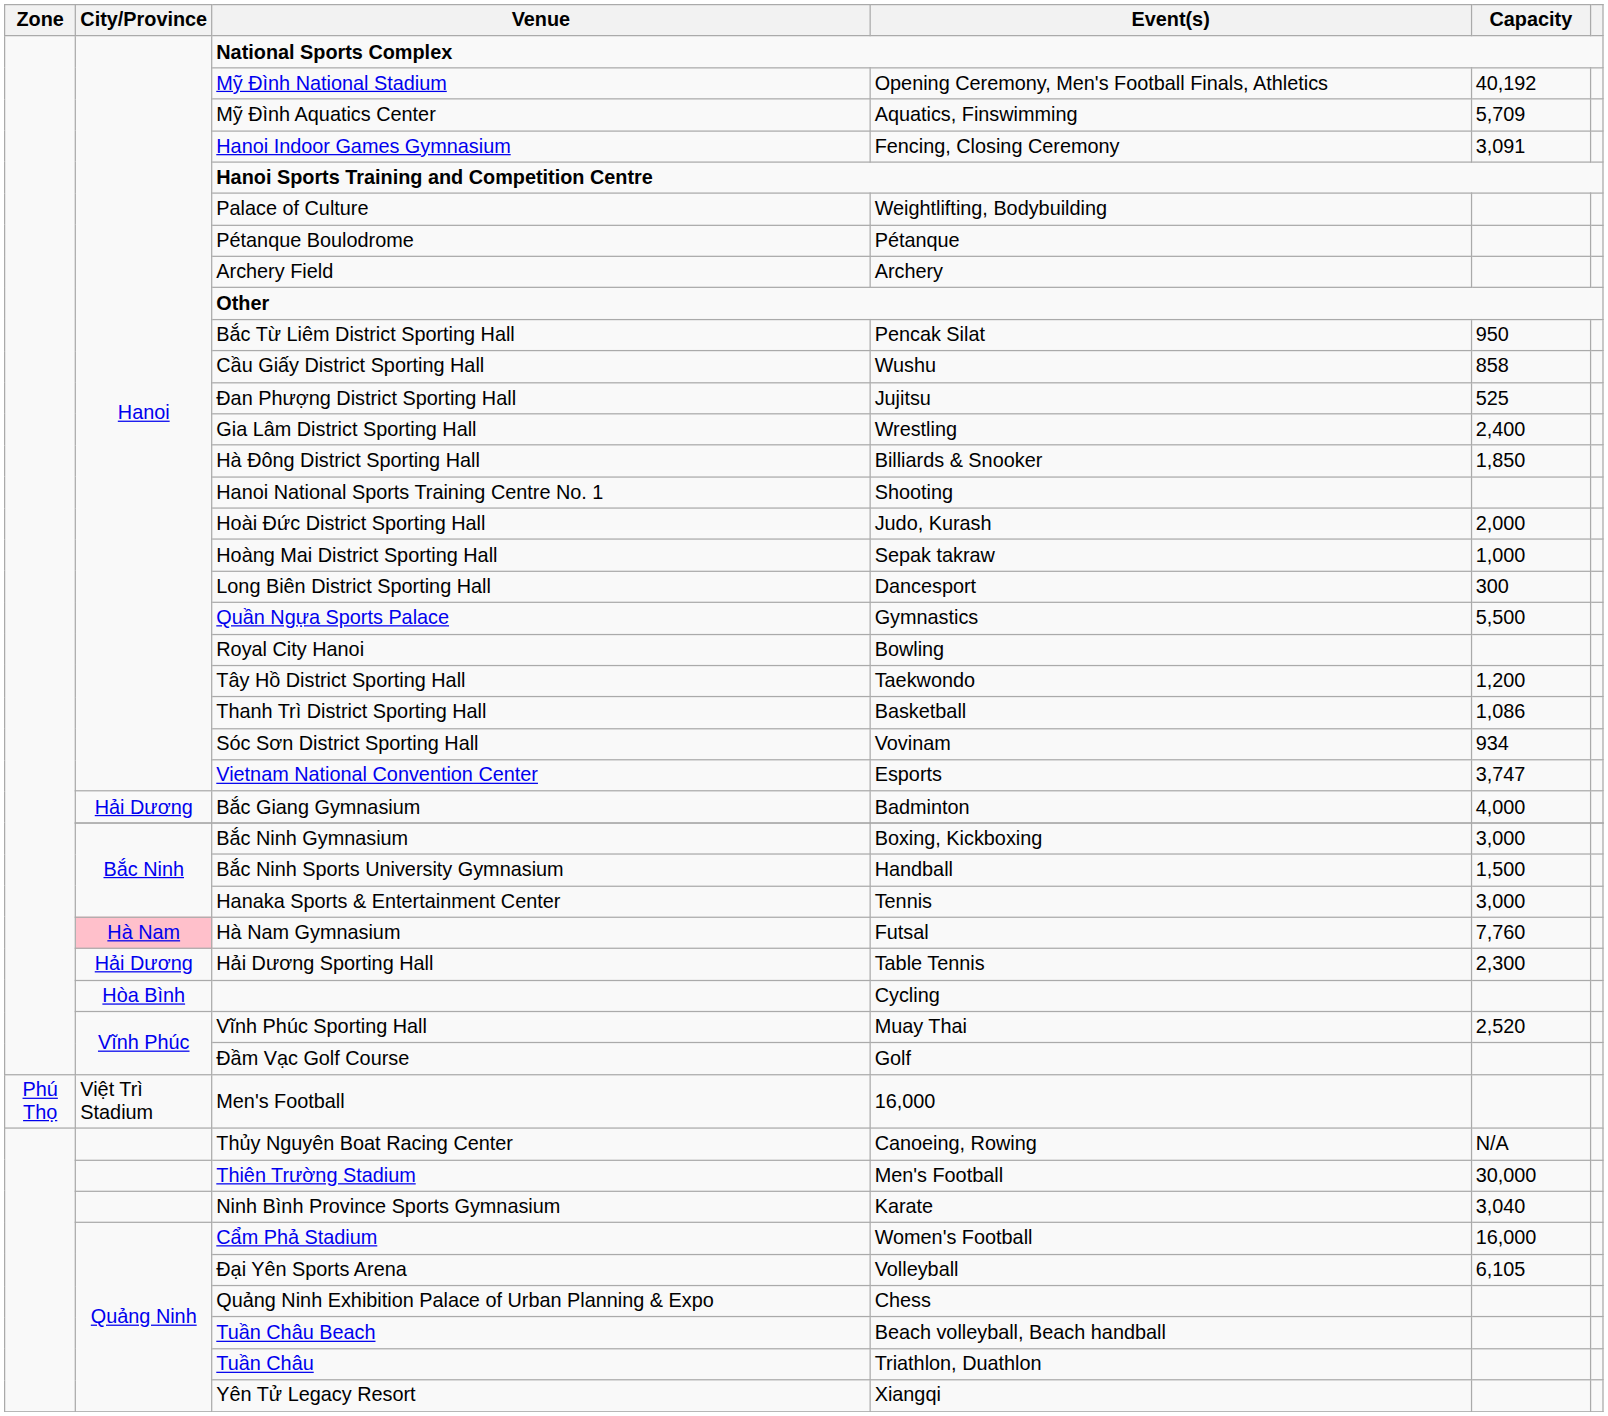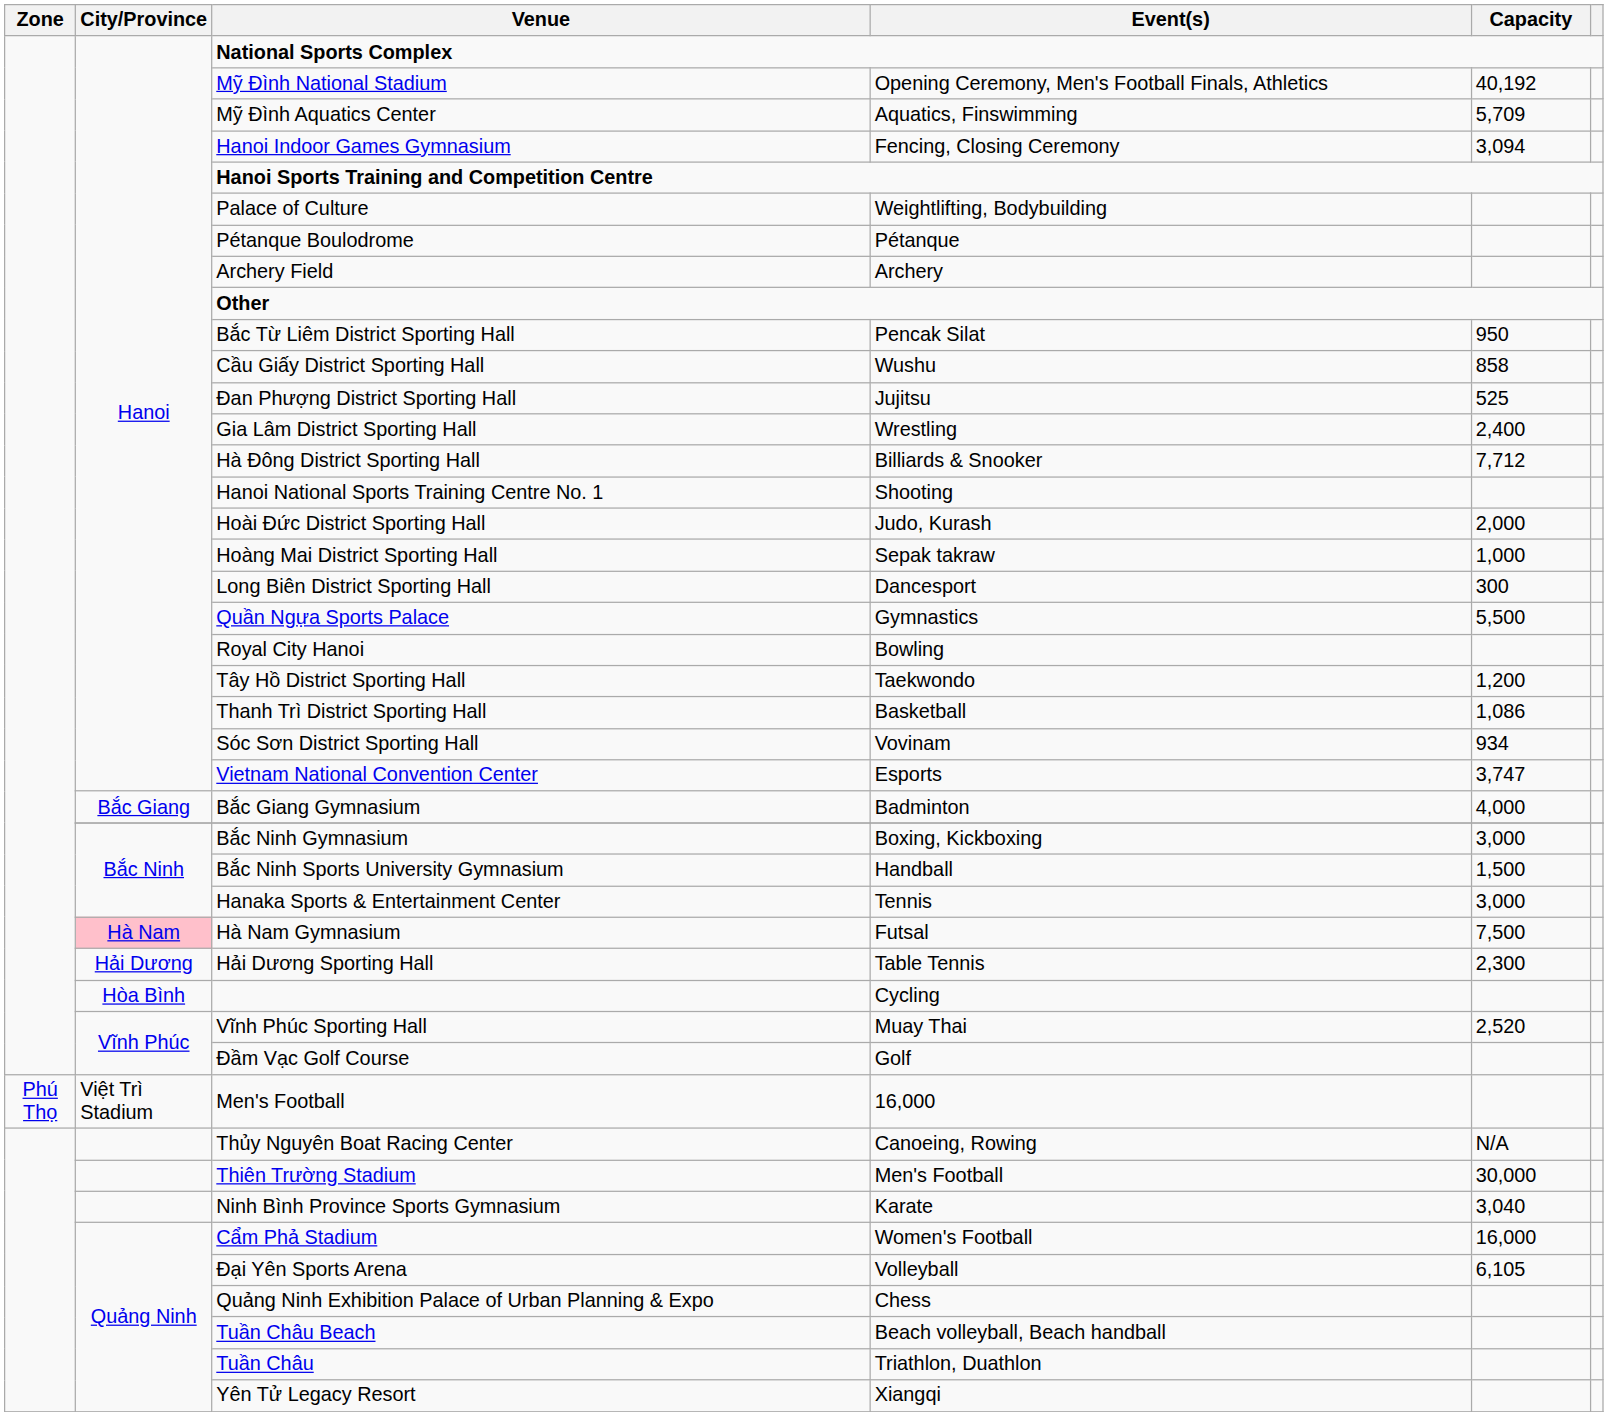(1501, 146) 3,091 -> (1501, 146) 3,094
(1501, 460) 1,850 -> (1501, 460) 7,712
(144, 806) Hải Dương -> (144, 806) Bắc Giang
(1501, 932) 7,760 -> (1501, 932) 7,500
